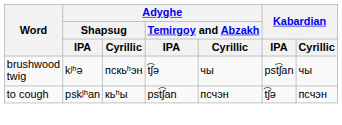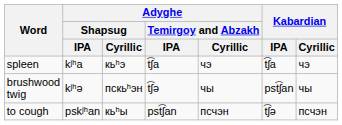+ row: (23, 64)
